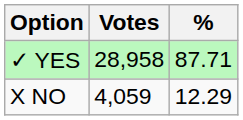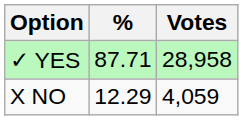columns swapped: (129, 22) <-> (203, 22)
